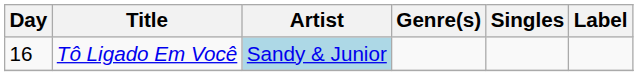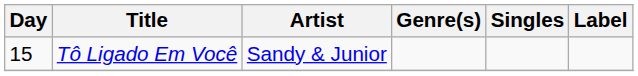(21, 53) 16 -> (21, 53) 15
(317, 53) lightblue background -> (317, 53) no background
